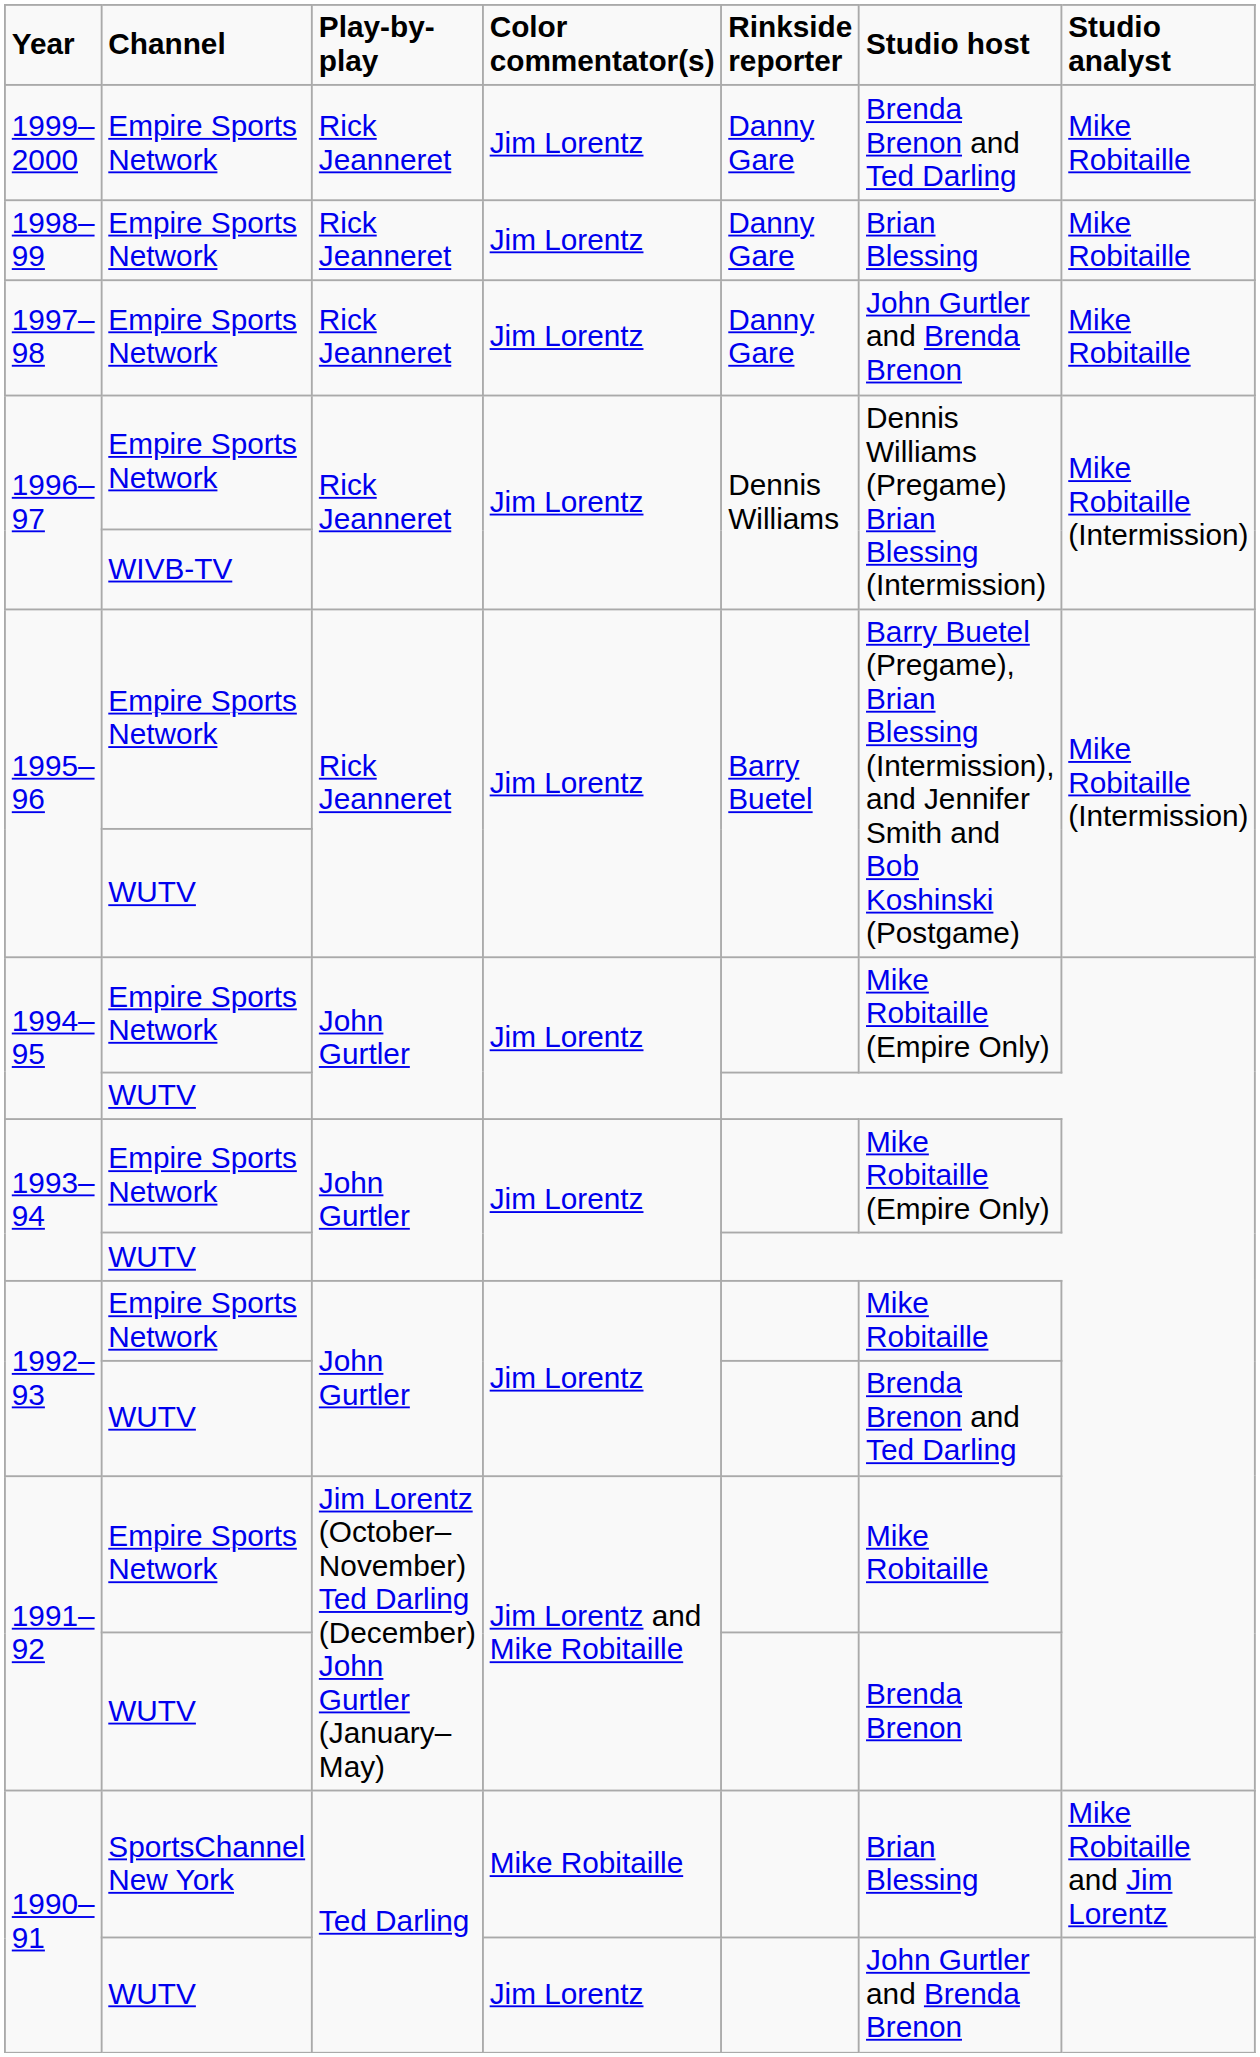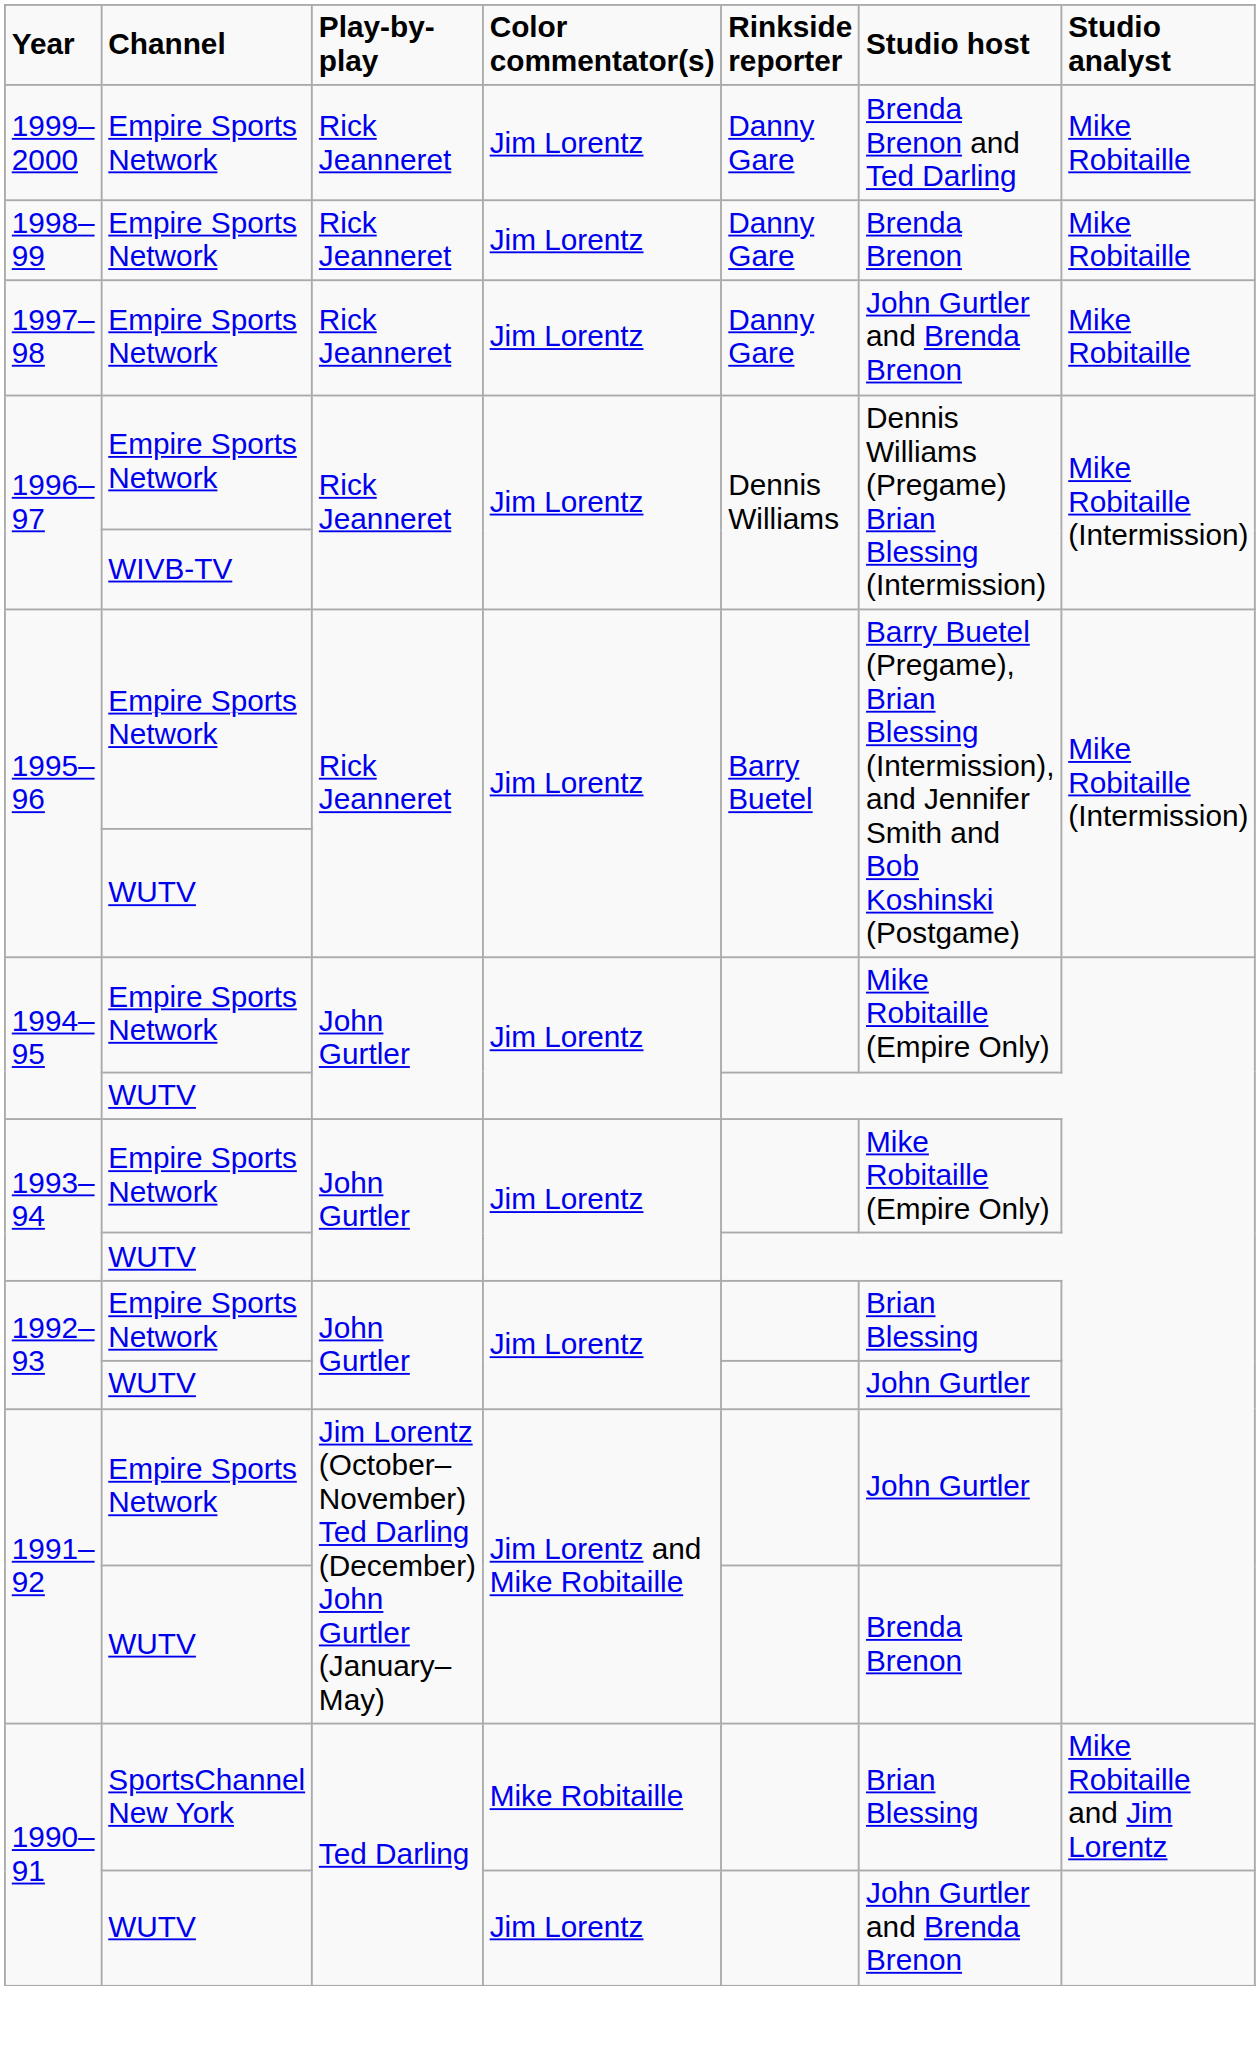(922, 239) Brian Blessing -> (914, 239) Brenda Brenon
(927, 1320) Mike Robitaille -> (922, 1320) Brian Blessing
(943, 1417) Brenda Brenon and Ted Darling -> (948, 1384) John Gurtler
(927, 1553) Mike Robitaille -> (948, 1486) John Gurtler
